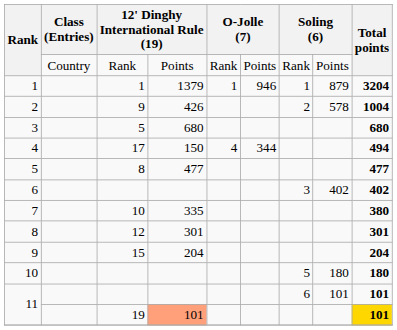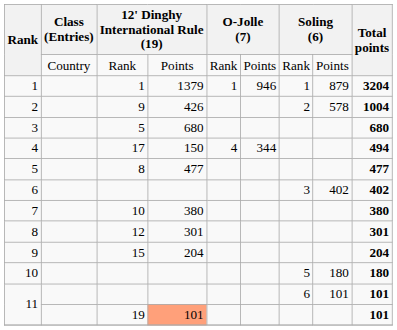(194, 210) 335 -> (194, 210) 380
(379, 314) gold background -> (379, 314) no background
